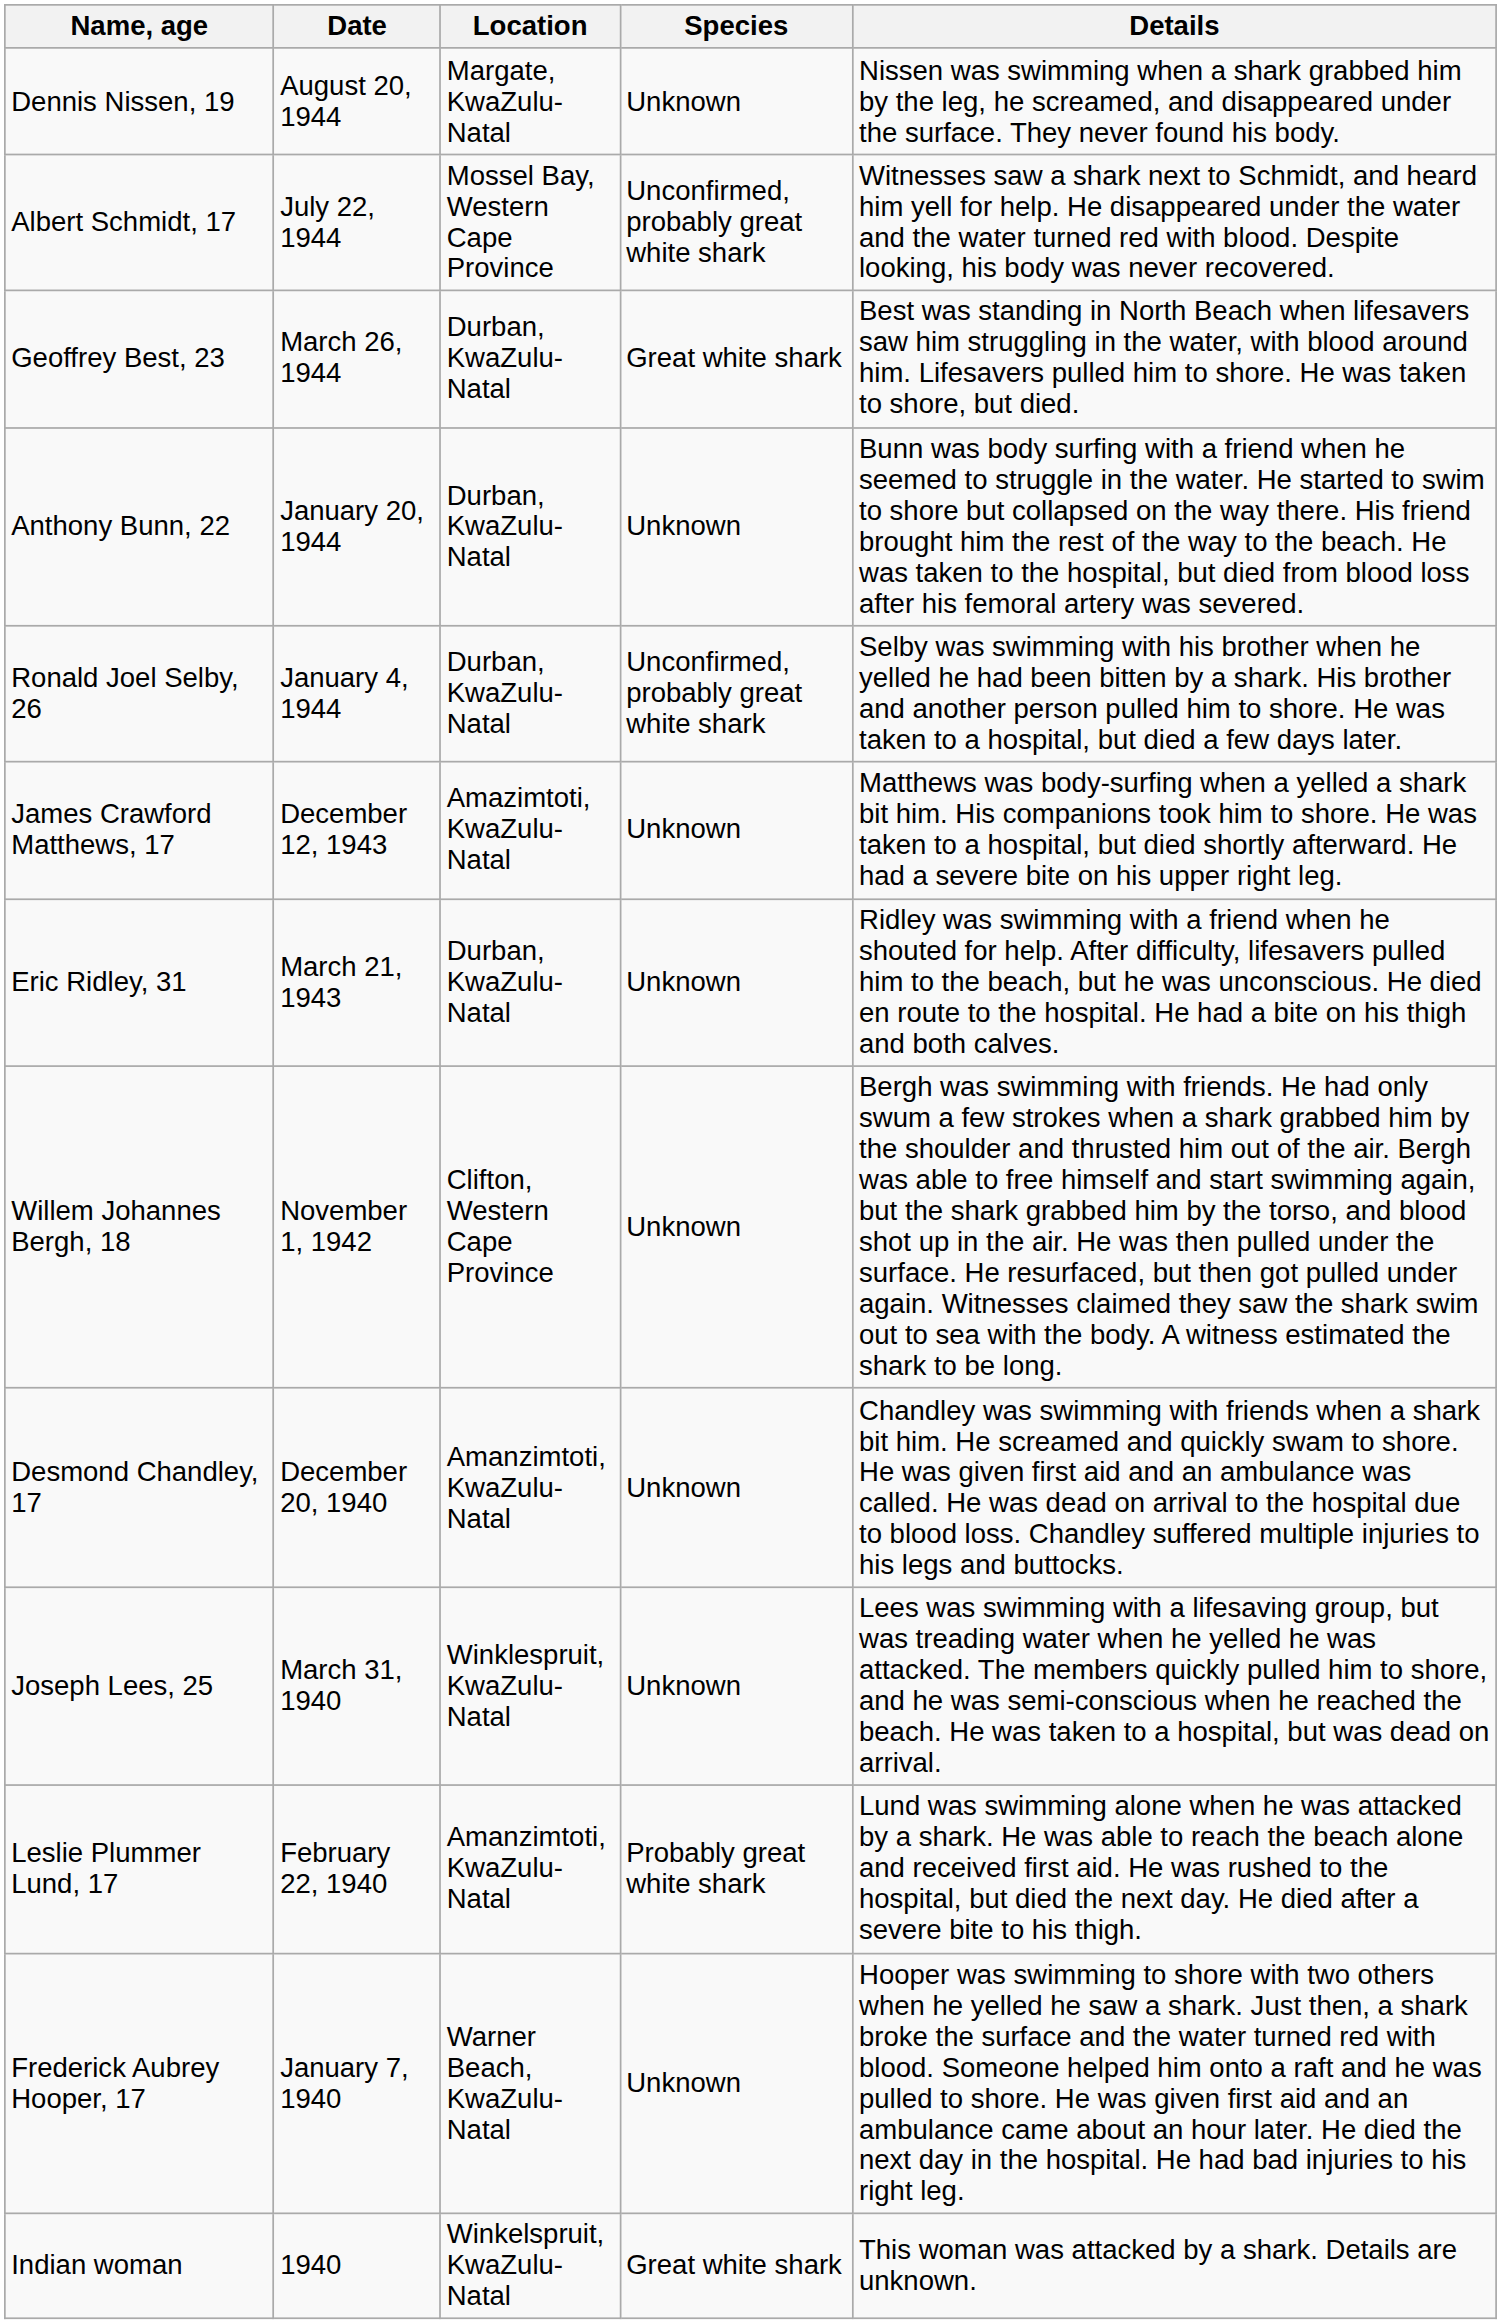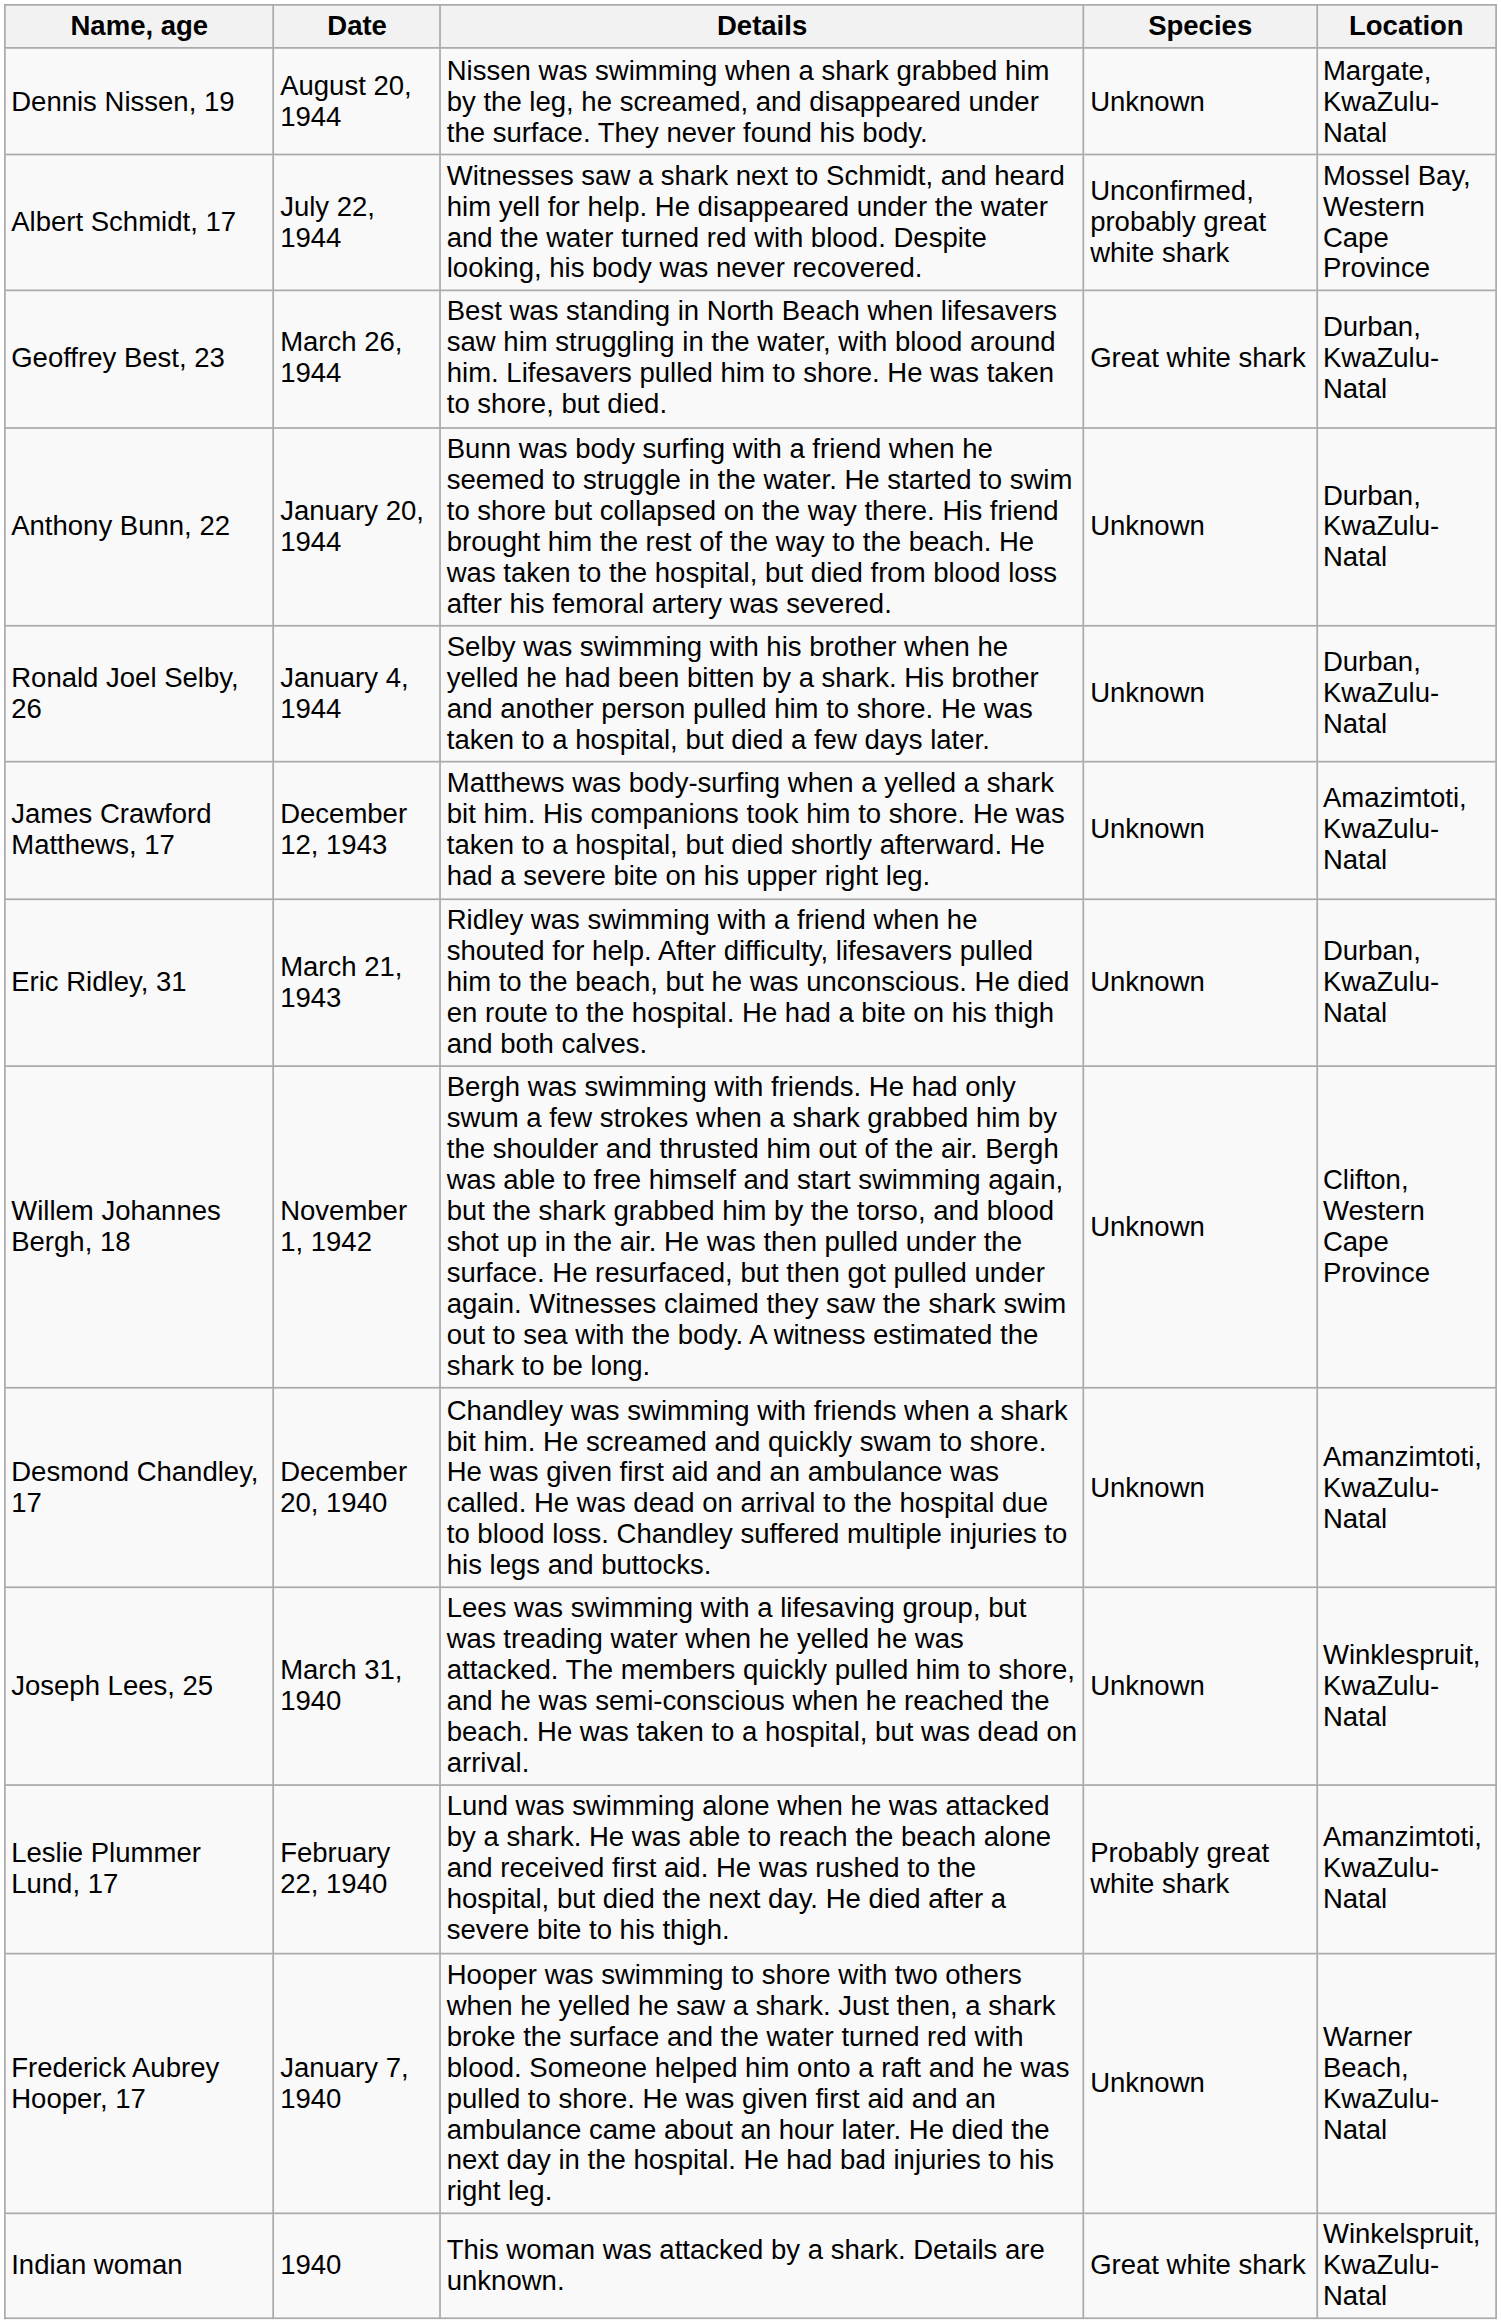columns swapped: (530, 26) <-> (1174, 26)
(714, 693) Unconfirmed, probably great white shark -> (1147, 693) Unknown
